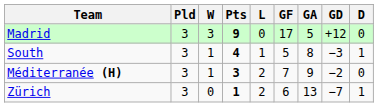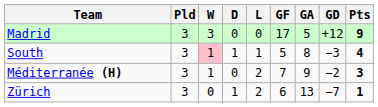columns swapped: (361, 14) <-> (236, 14)
(210, 53) no background -> (210, 53) pink background
